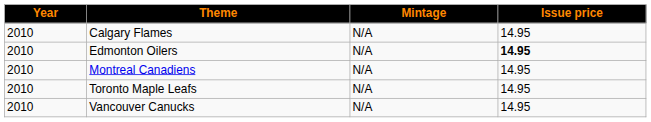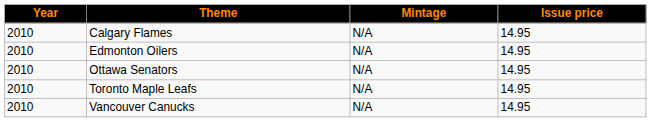(515, 51) bold -> (515, 51) normal
- row: (142, 70)
+ row: (133, 70)
